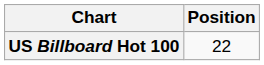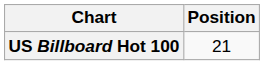(221, 45) 22 -> (221, 45) 21
